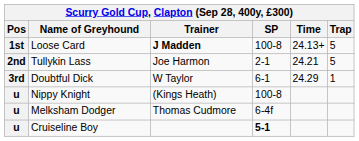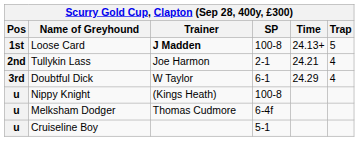(333, 62) 5 -> (333, 62) 4
(333, 78) 1 -> (333, 78) 4
(263, 128) bold -> (263, 128) normal
